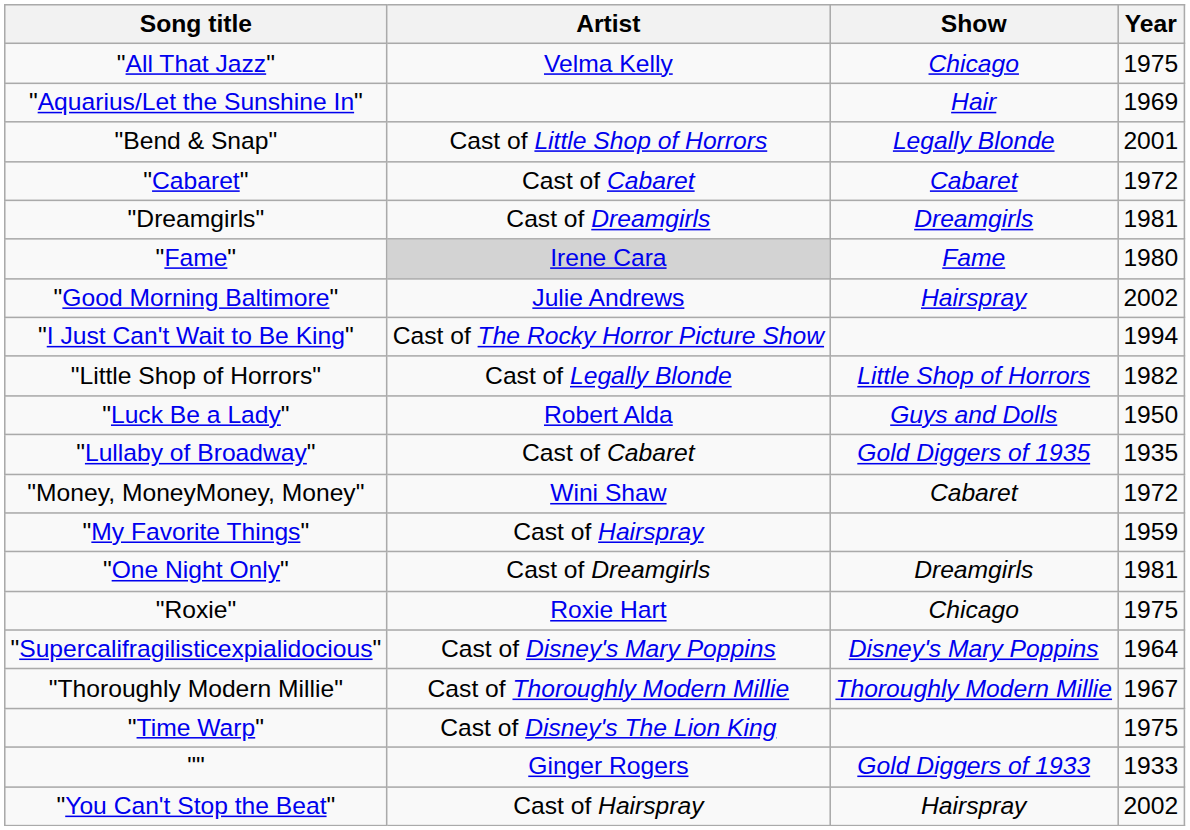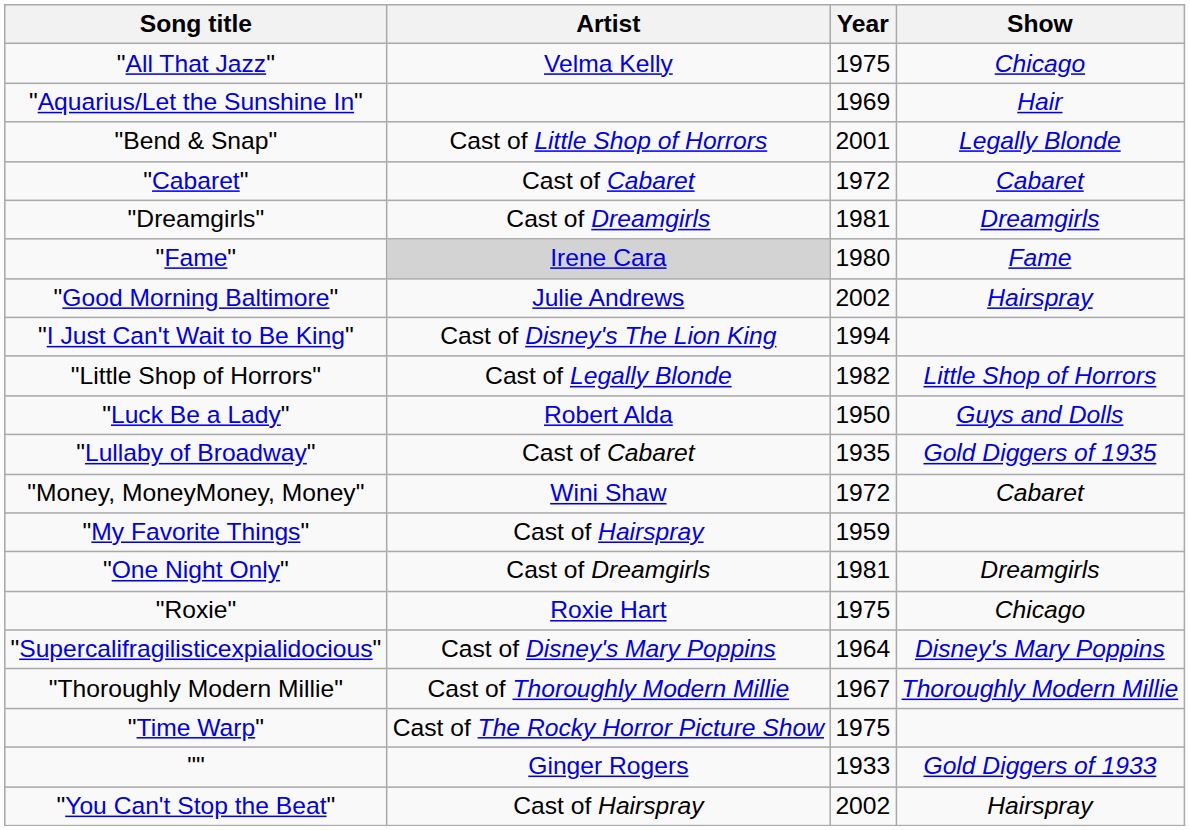columns swapped: (974, 24) <-> (1151, 24)
(608, 336) Cast of The Rocky Horror Picture Show -> (608, 336) Cast of Disney's The Lion King
(608, 727) Cast of Disney's The Lion King -> (608, 727) Cast of The Rocky Horror Picture Show
